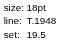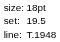rows swapped: (12, 34) <-> (13, 21)
